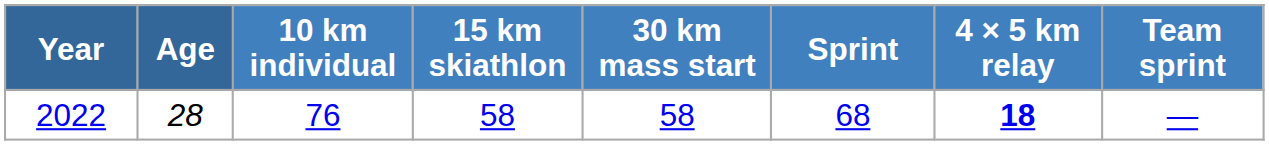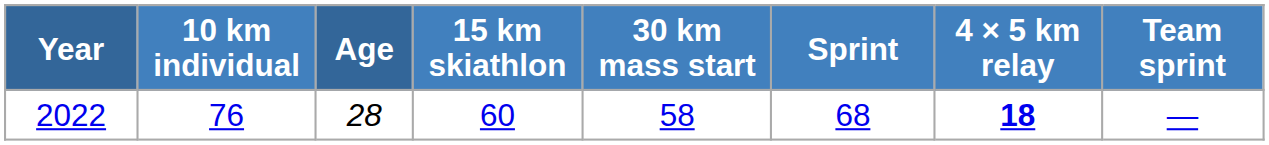columns swapped: (185, 48) <-> (323, 48)
(497, 115) 58 -> (497, 115) 60
